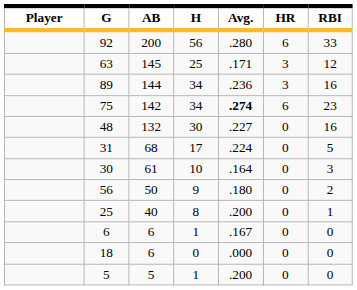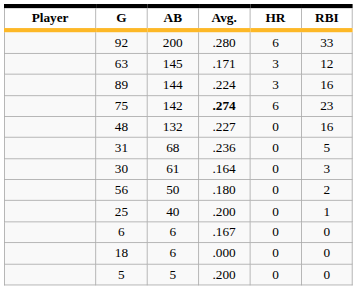- column: (196, 18)
(241, 84) .236 -> (224, 84) .224
(241, 148) .224 -> (224, 148) .236
